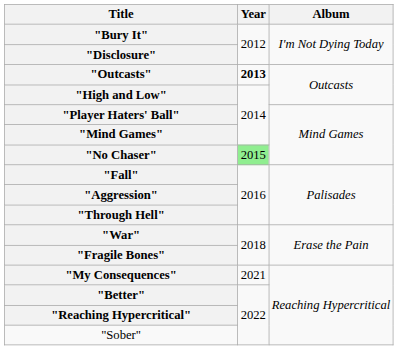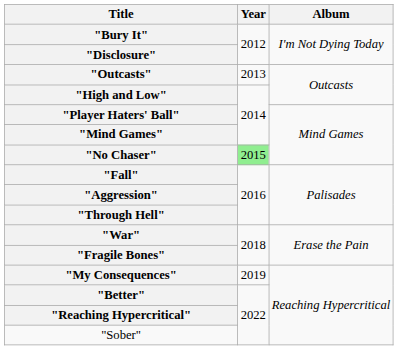(253, 74) bold -> (253, 74) normal
(253, 275) 2021 -> (253, 275) 2019
